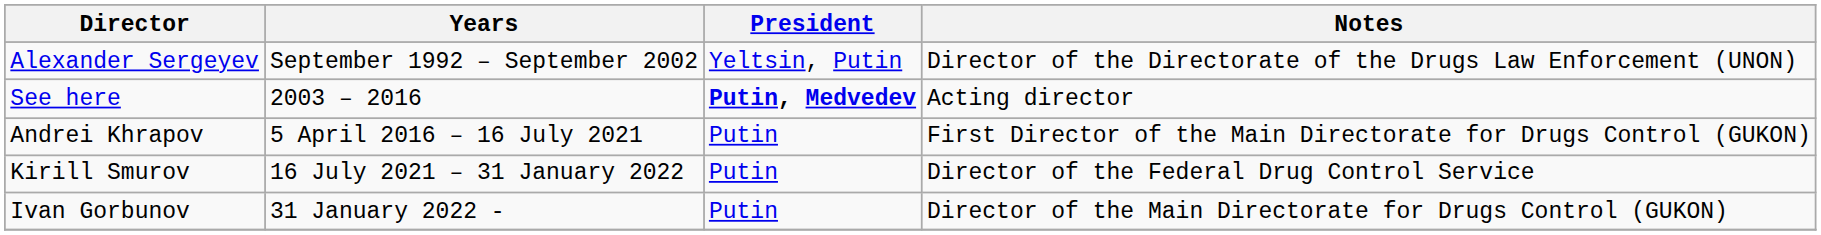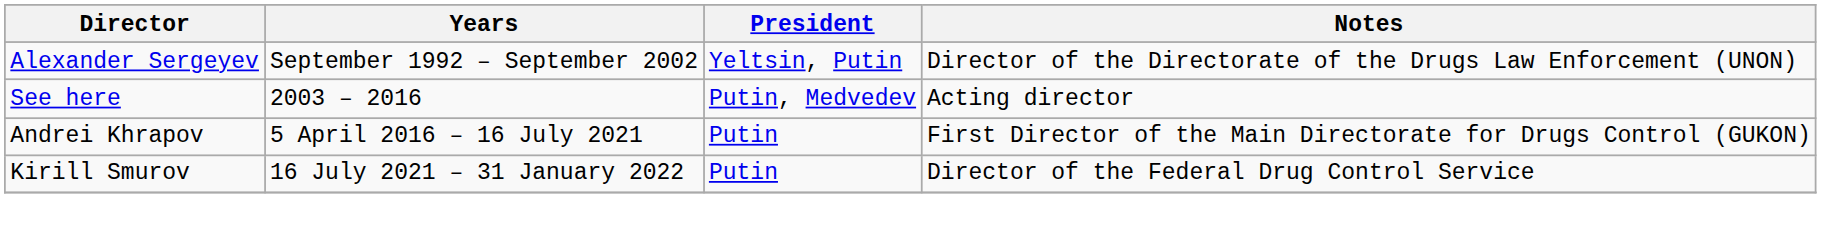(812, 99) bold -> (812, 99) normal
- row: (100, 211)
